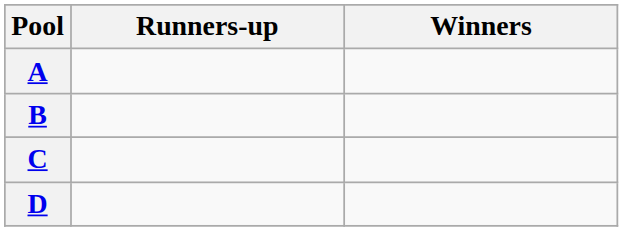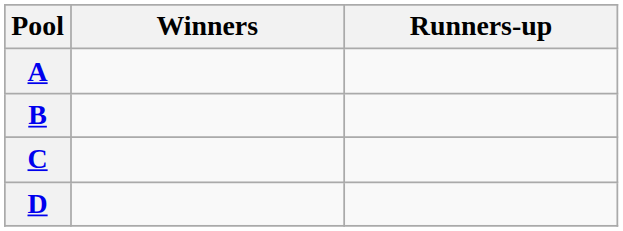columns swapped: (481, 26) <-> (207, 26)
